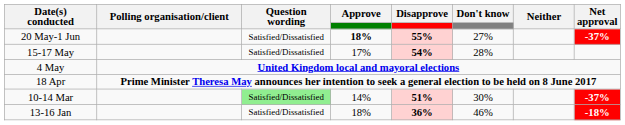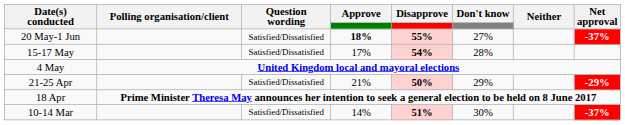+ row: (51, 82)
(286, 98) lightgreen background -> (286, 113) no background
- row: (51, 112)
